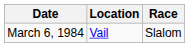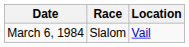columns swapped: (114, 14) <-> (163, 14)
